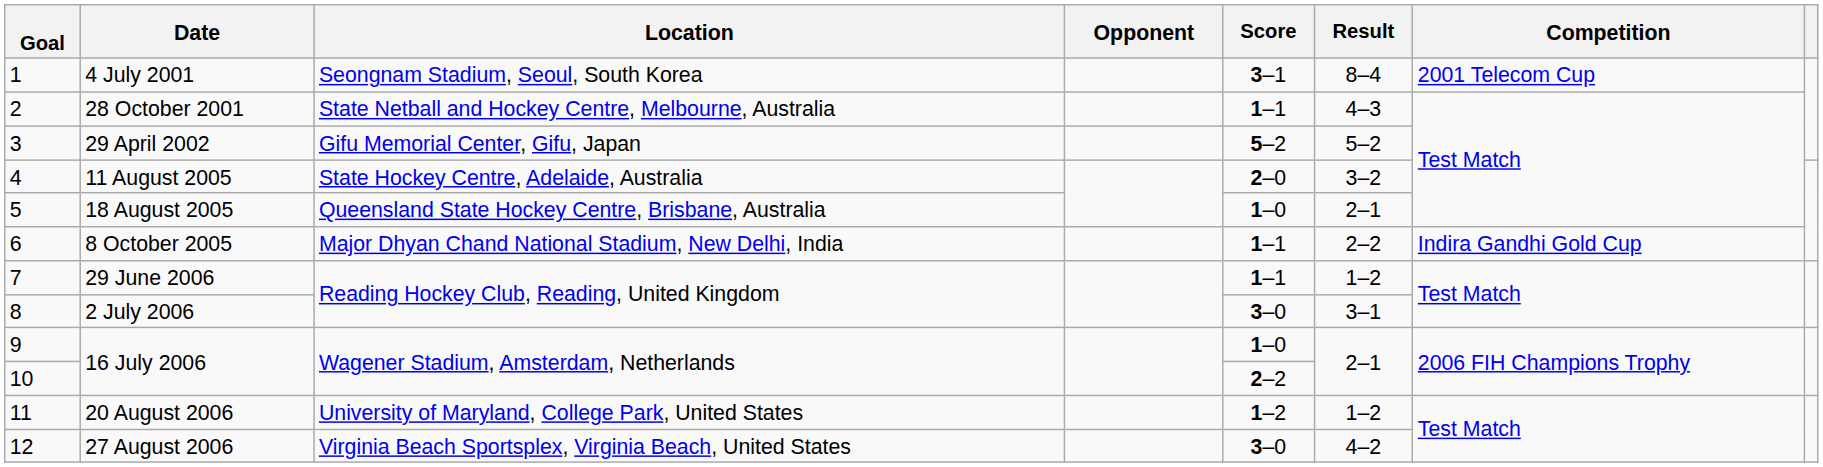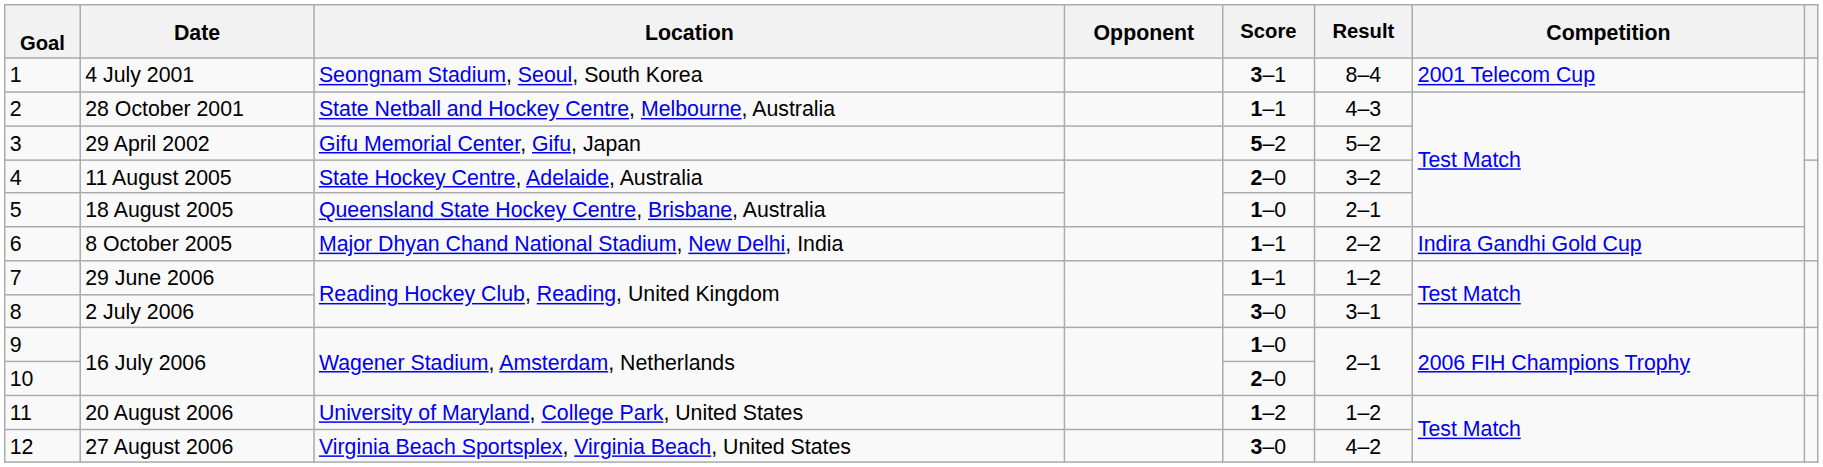(1268, 379) 2–2 -> (1268, 379) 2–0
